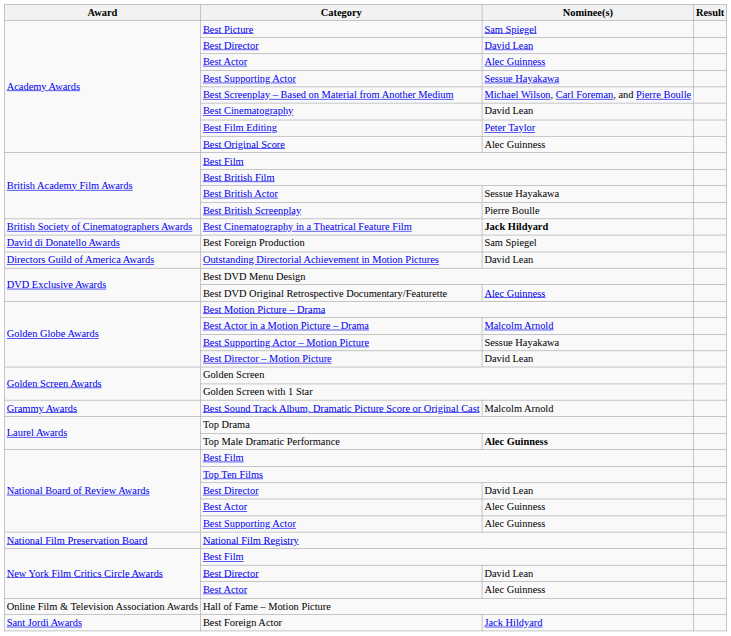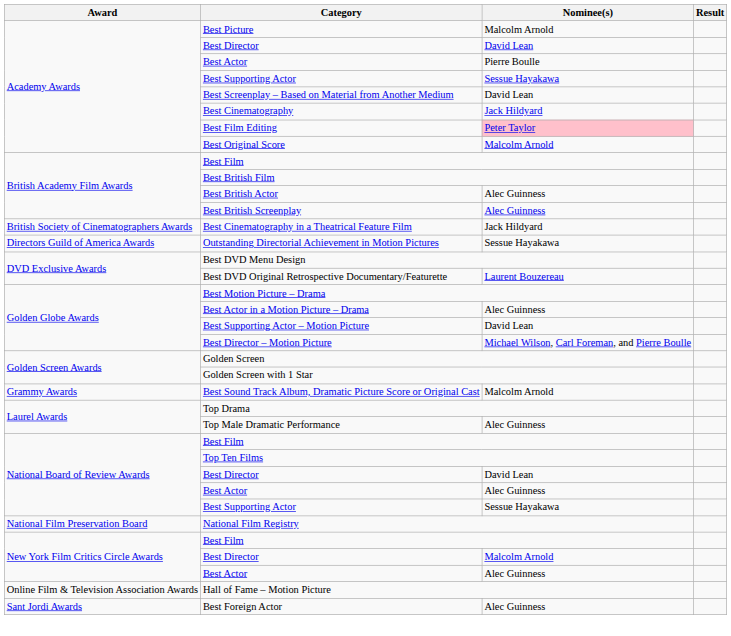(511, 29) Sam Spiegel -> (519, 29) Malcolm Arnold
(515, 62) Alec Guinness -> (512, 62) Pierre Boulle
(588, 95) Michael Wilson, Carl Foreman, and Pierre Boulle -> (509, 95) David Lean
(509, 111) David Lean -> (513, 111) Jack Hildyard
(510, 128) no background -> (510, 128) pink background
(515, 144) Alec Guinness -> (519, 144) Malcolm Arnold
(522, 194) Sessue Hayakawa -> (515, 194) Alec Guinness
(512, 210) Pierre Boulle -> (515, 210) Alec Guinness
(516, 227) bold -> (513, 227) normal
- row: (63, 243)
(509, 260) David Lean -> (522, 243) Sessue Hayakawa
(515, 293) Alec Guinness -> (524, 276) Laurent Bouzereau
(519, 326) Malcolm Arnold -> (515, 309) Alec Guinness
(522, 342) Sessue Hayakawa -> (509, 326) David Lean
(509, 359) David Lean -> (588, 342) Michael Wilson, Carl Foreman, and Pierre Boulle
(516, 441) bold -> (515, 425) normal
(515, 524) Alec Guinness -> (522, 507) Sessue Hayakawa
(509, 573) David Lean -> (519, 557) Malcolm Arnold
(513, 623) Jack Hildyard -> (515, 606) Alec Guinness
